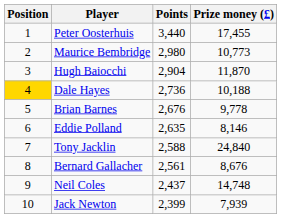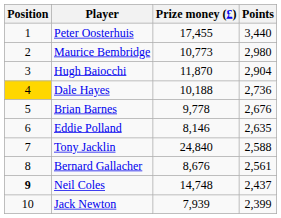columns swapped: (172, 14) <-> (234, 14)
(28, 185) normal -> (28, 185) bold
